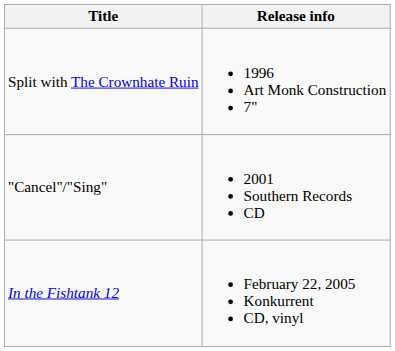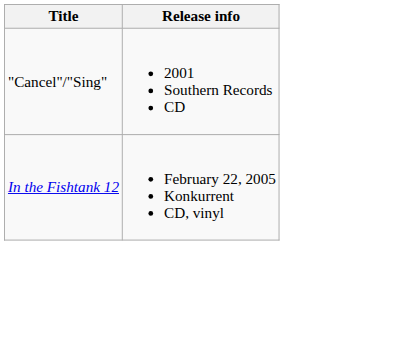- row: (103, 81)
